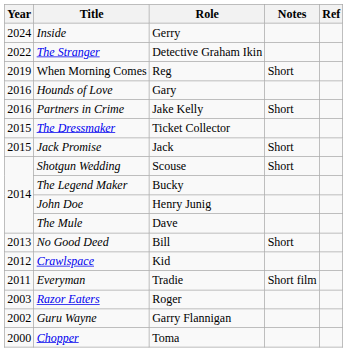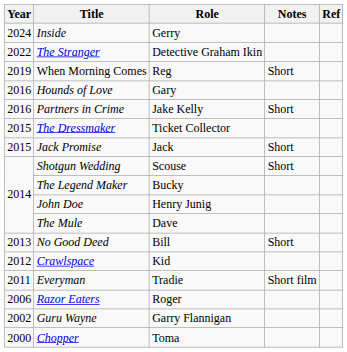(19, 299) 2003 -> (19, 299) 2006
